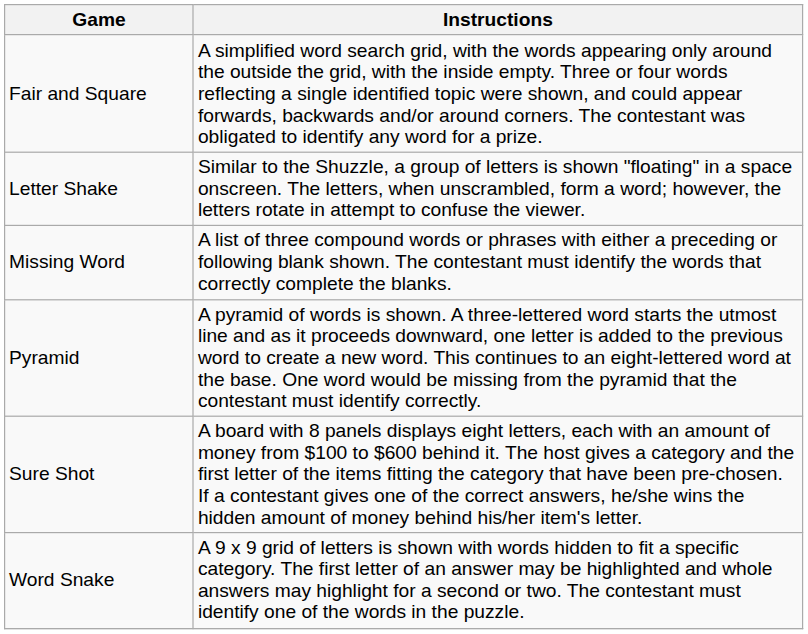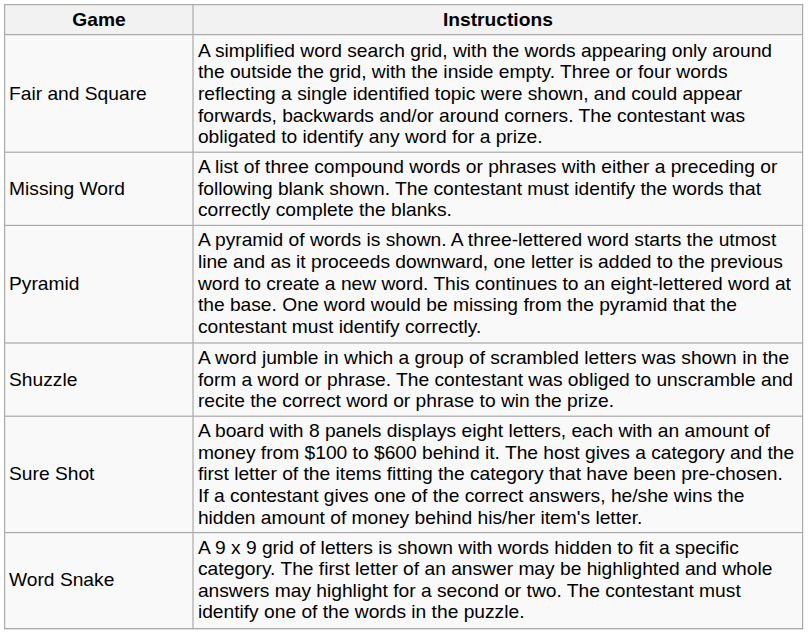- row: (63, 188)
+ row: (43, 379)
